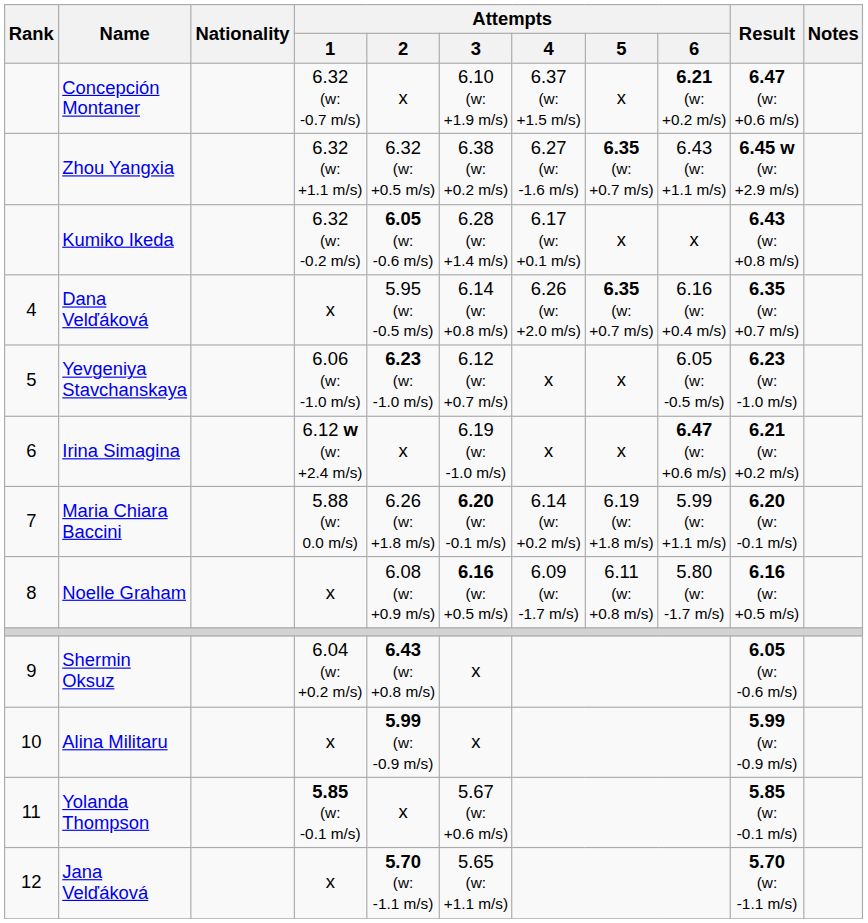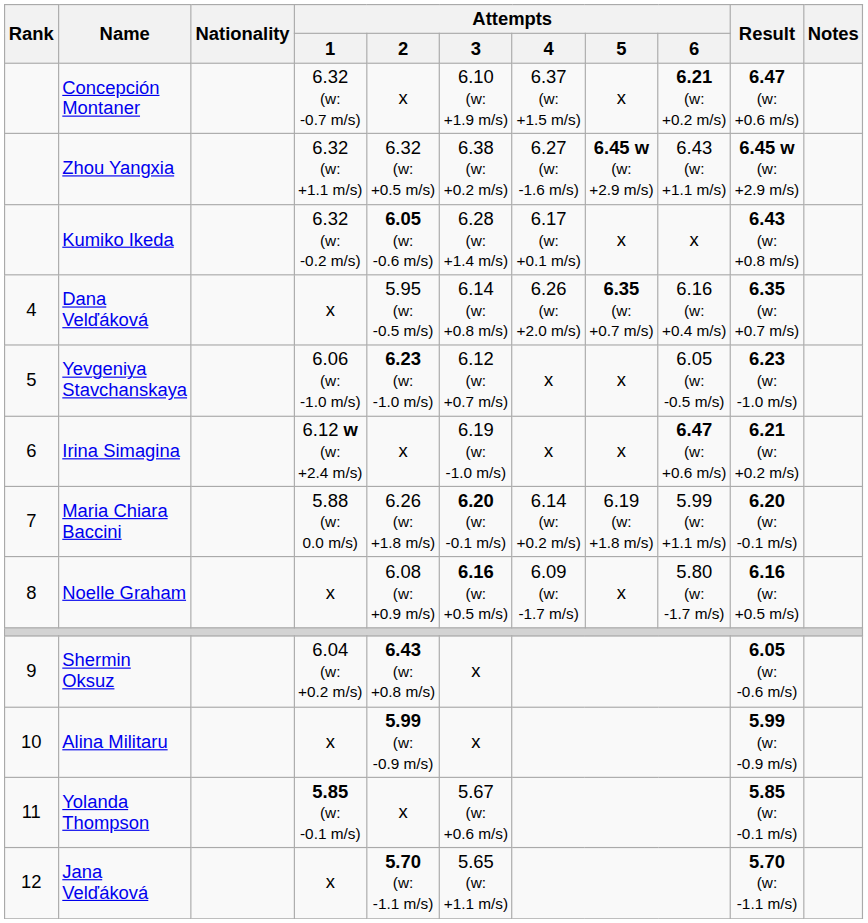(621, 168) 6.35 (w: +0.7 m/s) -> (621, 168) 6.45 w (w: +2.9 m/s)
(621, 592) 6.11 (w: +0.8 m/s) -> (621, 592) x
